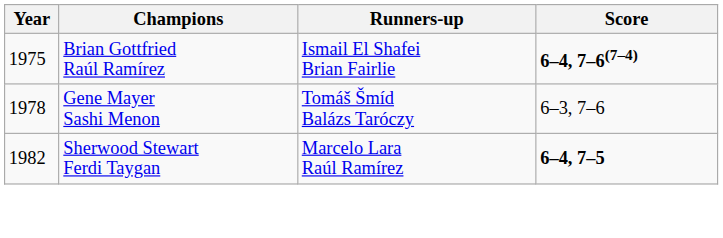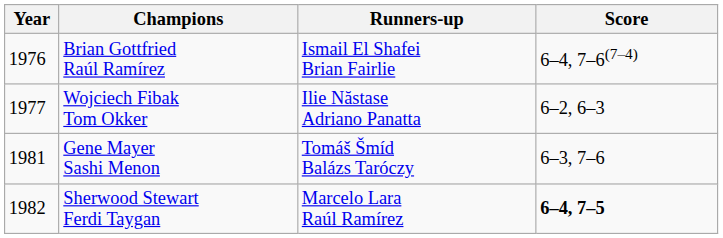(27, 58) 1975 -> (27, 58) 1976
(589, 58) bold -> (589, 58) normal
+ row: (121, 108)
(27, 108) 1978 -> (27, 158) 1981
